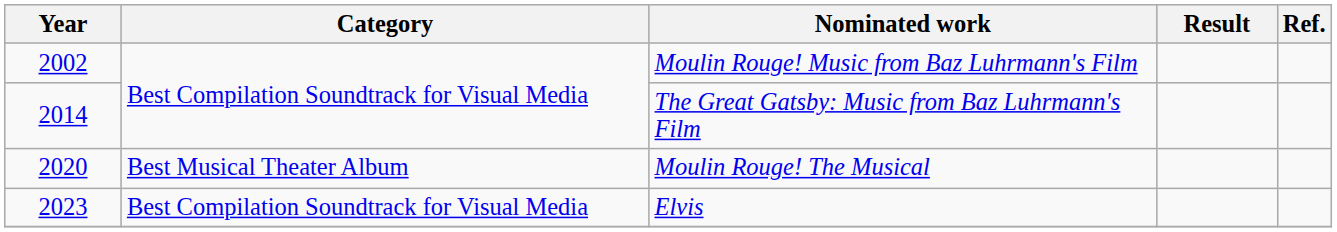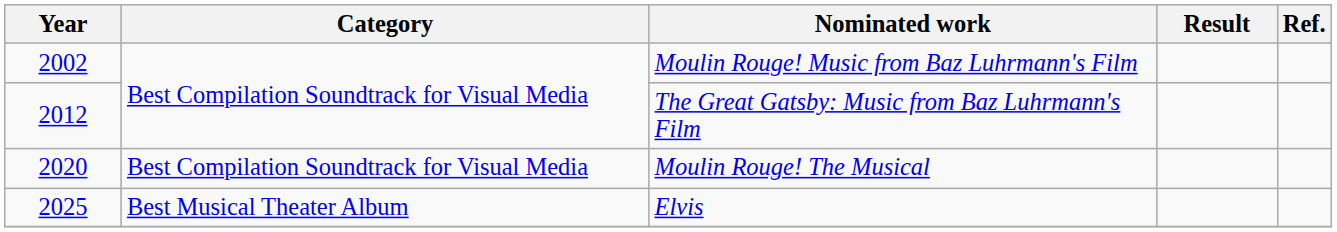(63, 115) 2014 -> (63, 115) 2012
(268, 167) Best Musical Theater Album -> (357, 167) Best Compilation Soundtrack for Visual Media
(63, 206) 2023 -> (63, 206) 2025
(357, 206) Best Compilation Soundtrack for Visual Media -> (268, 206) Best Musical Theater Album
